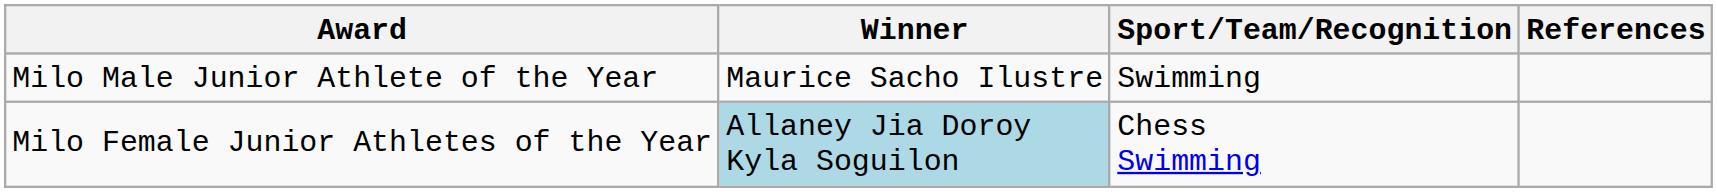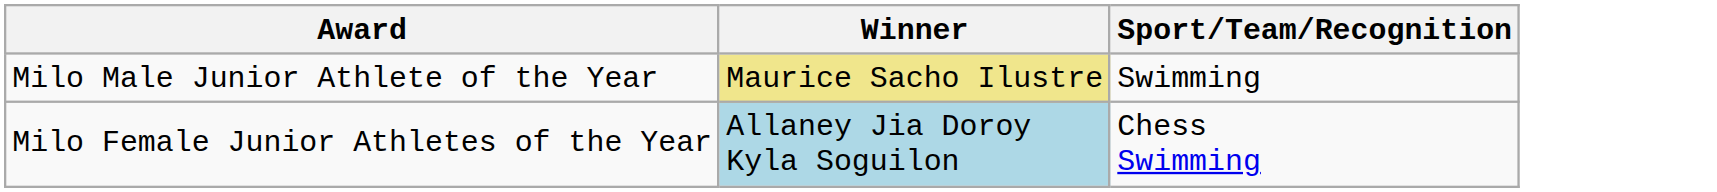- column: (1616, 30)
(915, 78) no background -> (915, 78) khaki background
